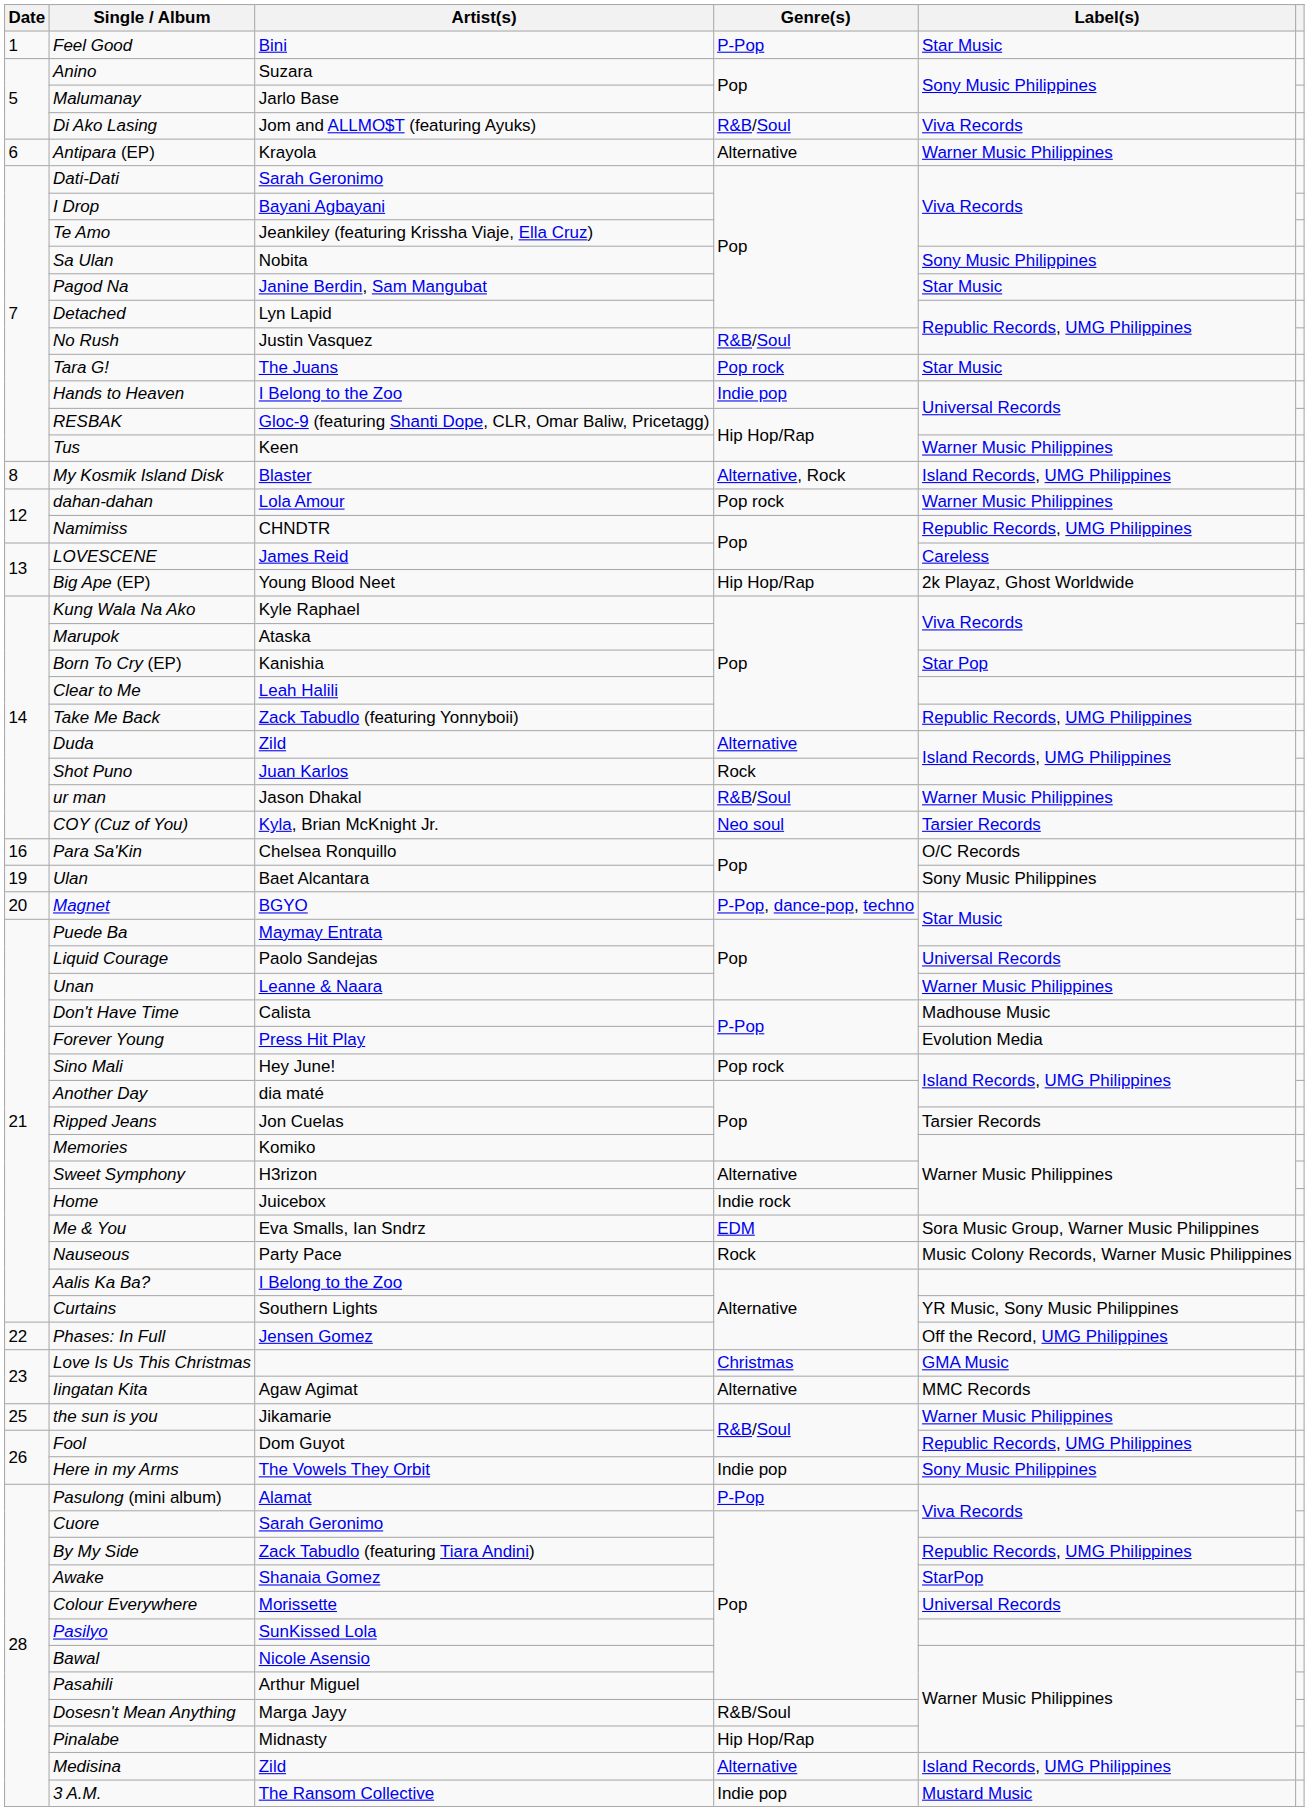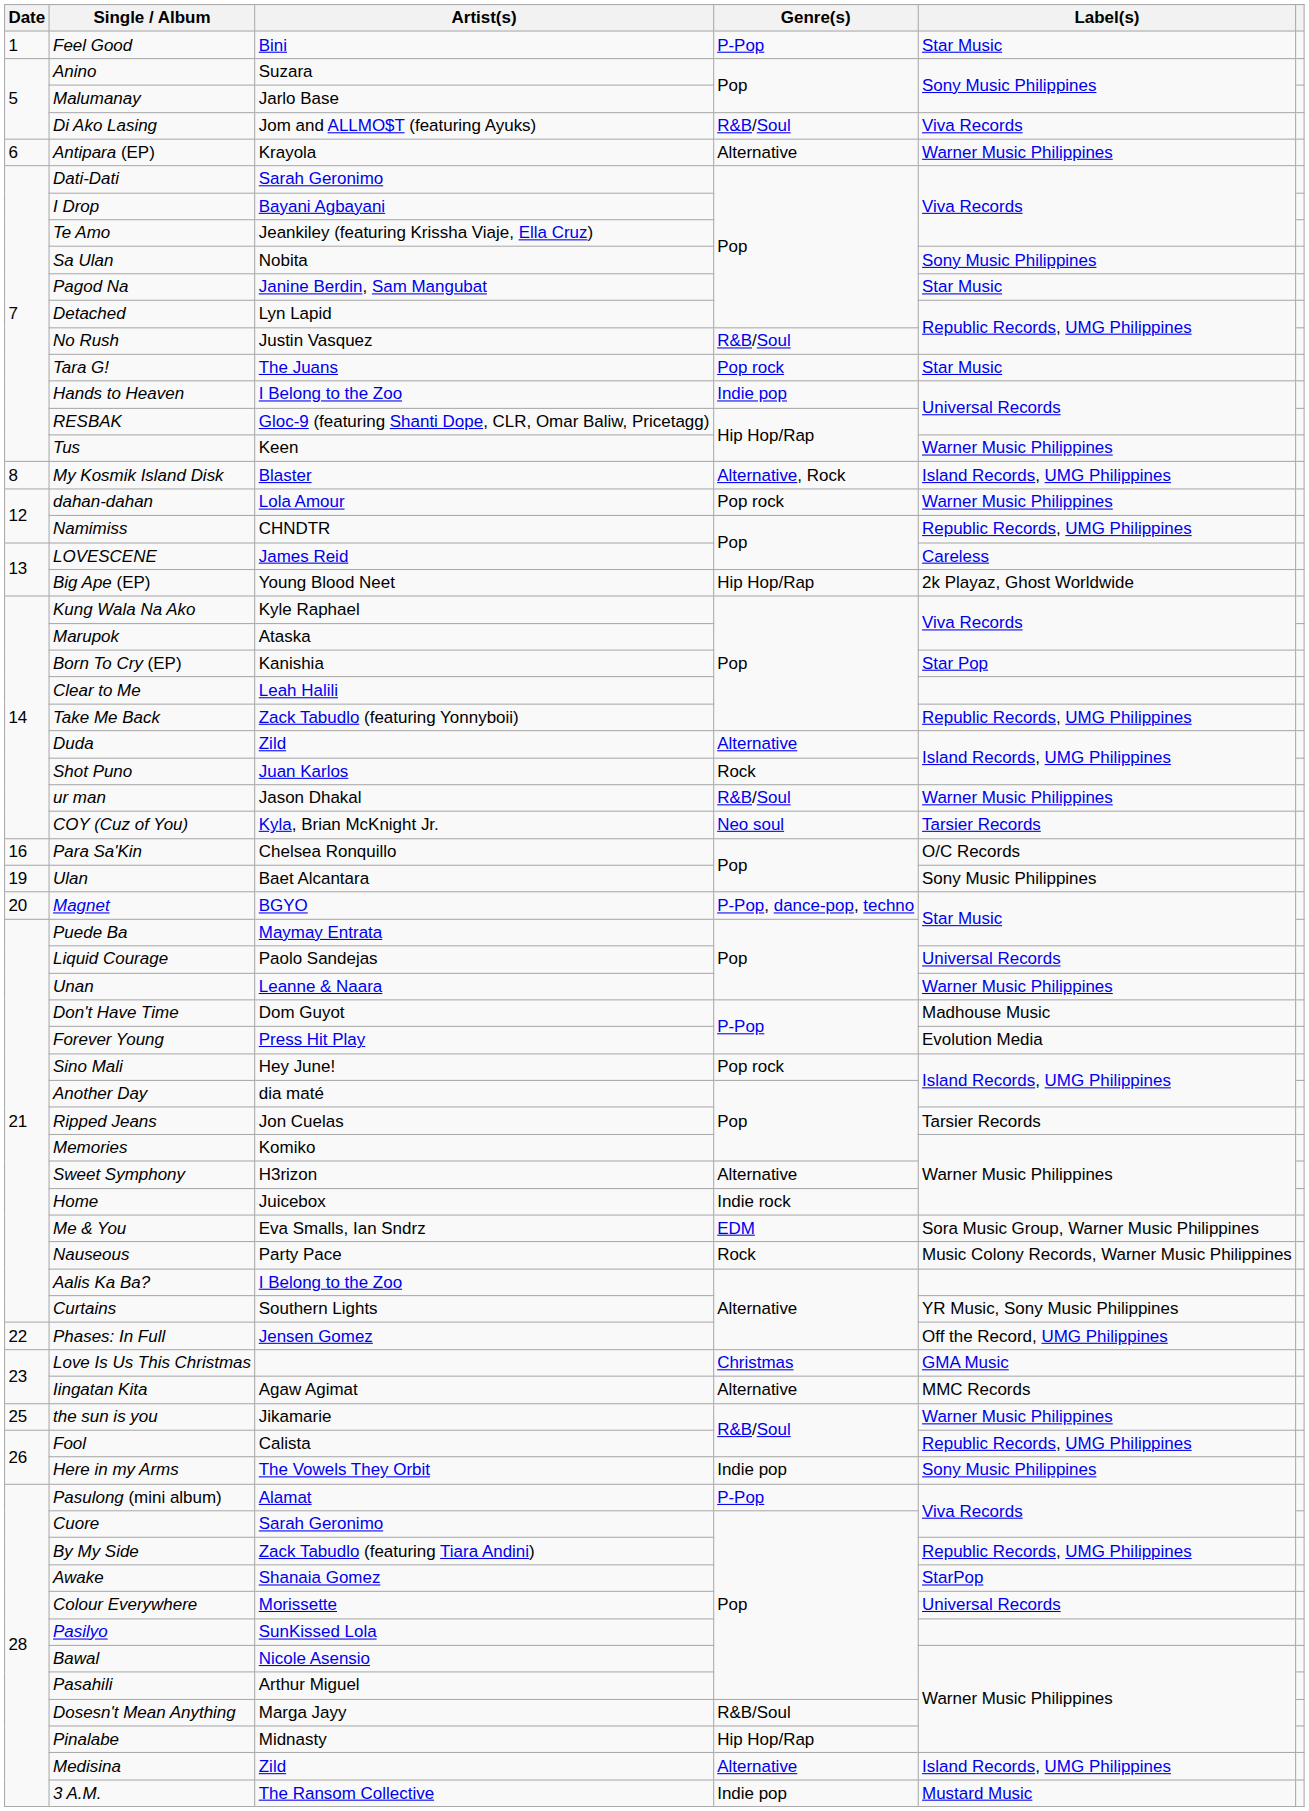(285, 1013) Calista -> (302, 1013) Dom Guyot
(302, 1443) Dom Guyot -> (285, 1443) Calista
